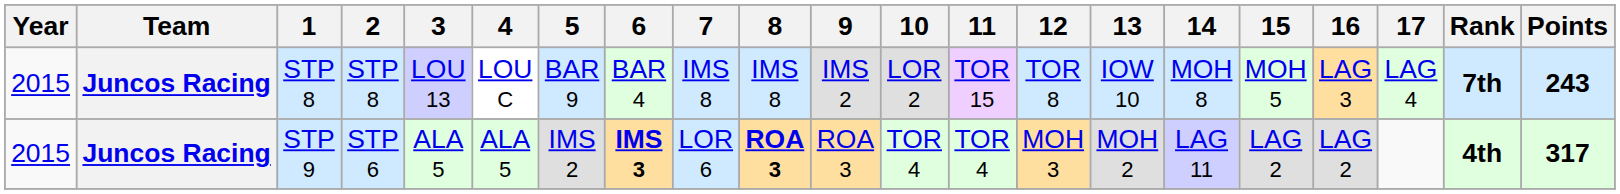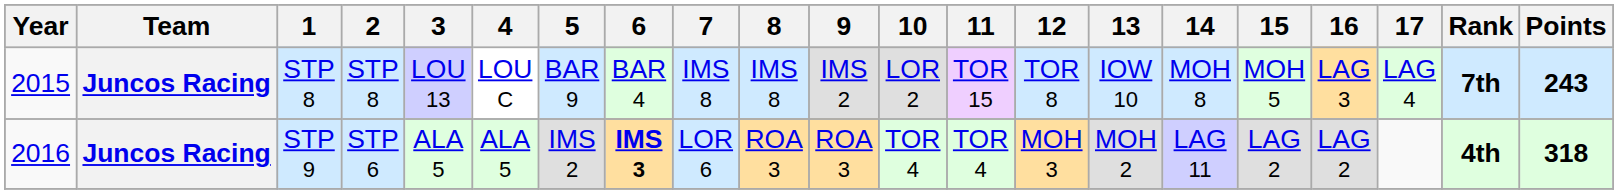(41, 154) 2015 -> (41, 154) 2016
(775, 154) bold -> (774, 154) normal
(1568, 154) 317 -> (1566, 154) 318
